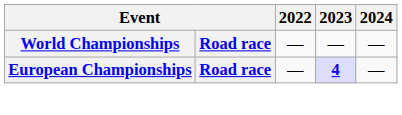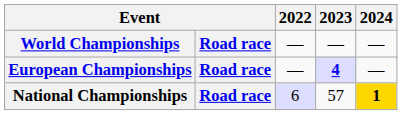+ row: (100, 95)
